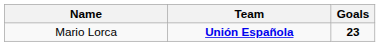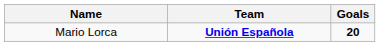(353, 32) 23 -> (353, 32) 20
